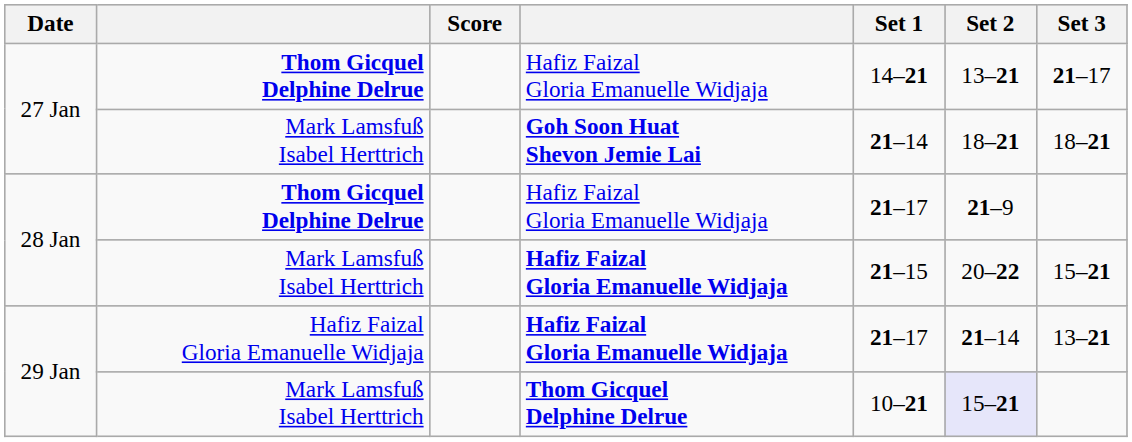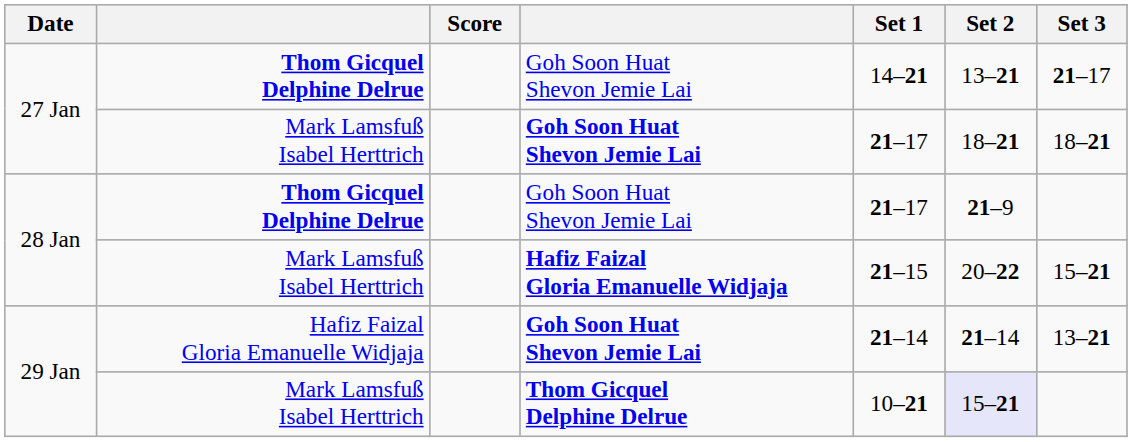(647, 75) Hafiz Faizal Gloria Emanuelle Widjaja -> (609, 75) Goh Soon Huat Shevon Jemie Lai
(899, 141) 21–14 -> (899, 141) 21–17
(647, 207) Hafiz Faizal Gloria Emanuelle Widjaja -> (609, 207) Goh Soon Huat Shevon Jemie Lai
(657, 338) Hafiz Faizal Gloria Emanuelle Widjaja -> (613, 338) Goh Soon Huat Shevon Jemie Lai
(899, 338) 21–17 -> (899, 338) 21–14
